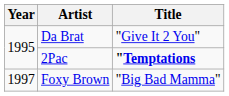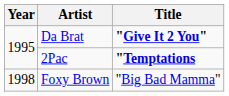(158, 36) normal -> (161, 36) bold
(21, 79) 1997 -> (21, 79) 1998
